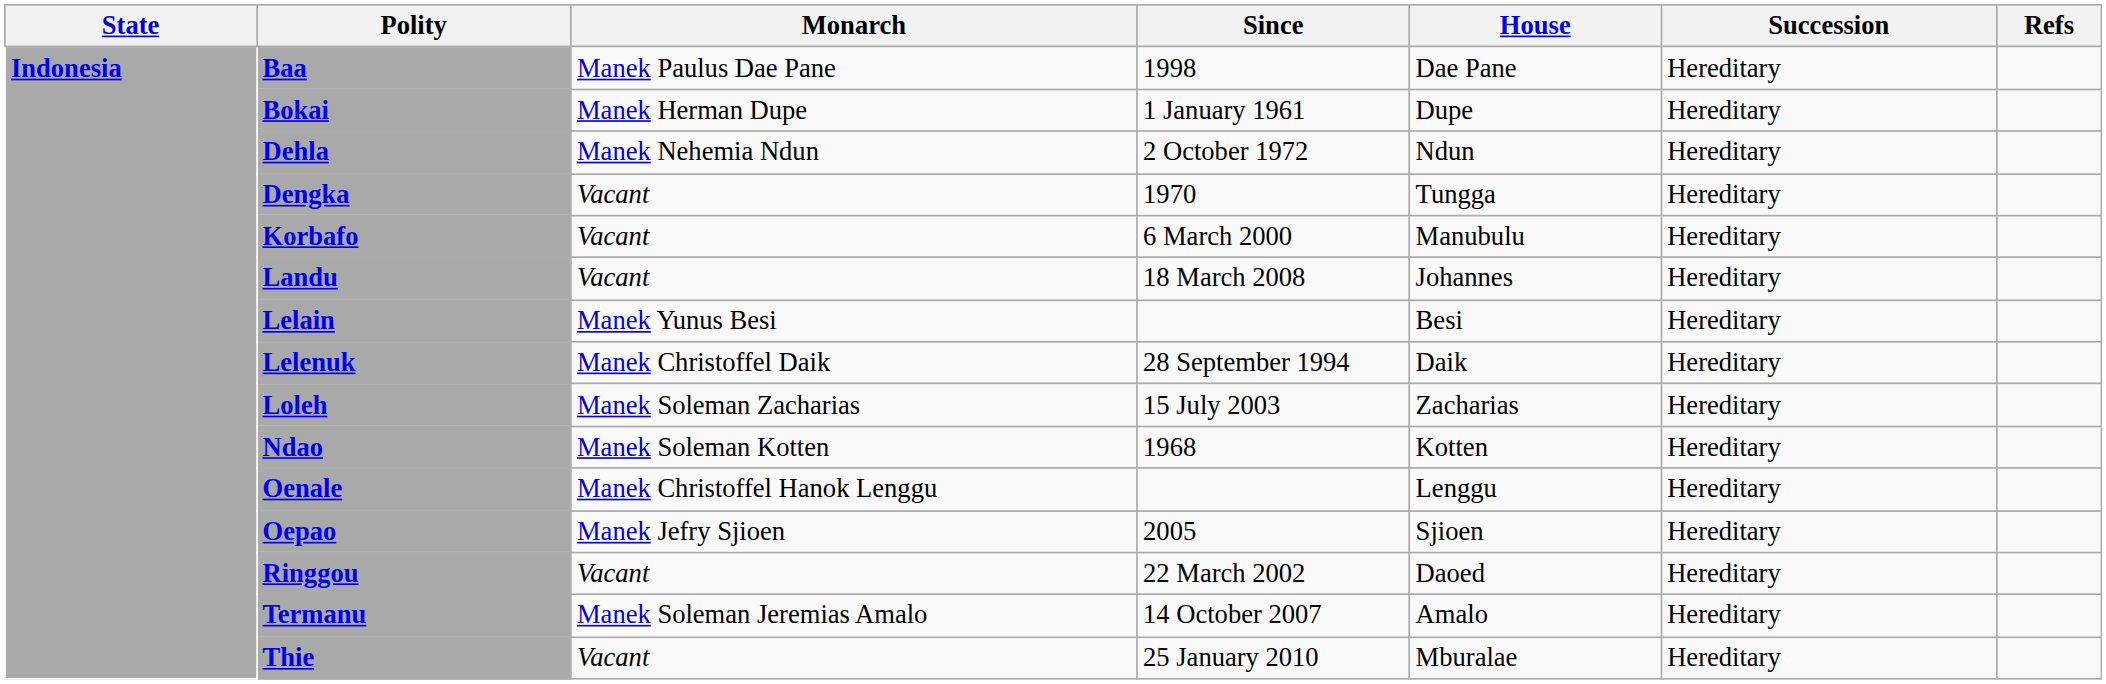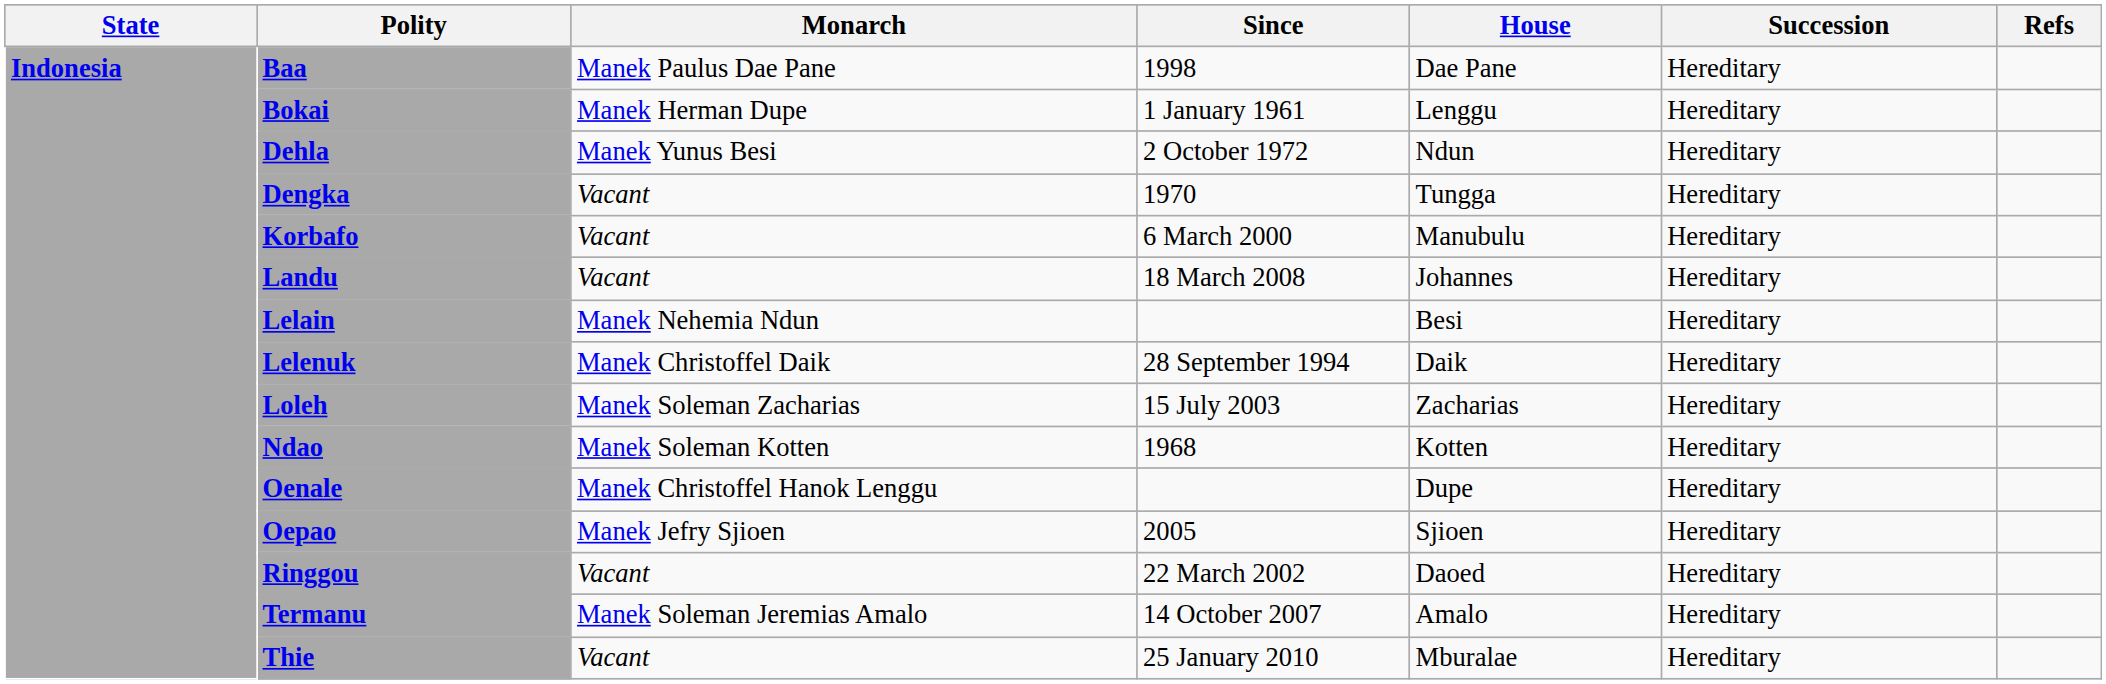(1444, 109) Dupe -> (1456, 109) Lenggu
(698, 151) Manek Nehemia Ndun -> (677, 151) Manek Yunus Besi
(677, 320) Manek Yunus Besi -> (698, 320) Manek Nehemia Ndun
(1456, 488) Lenggu -> (1444, 488) Dupe
